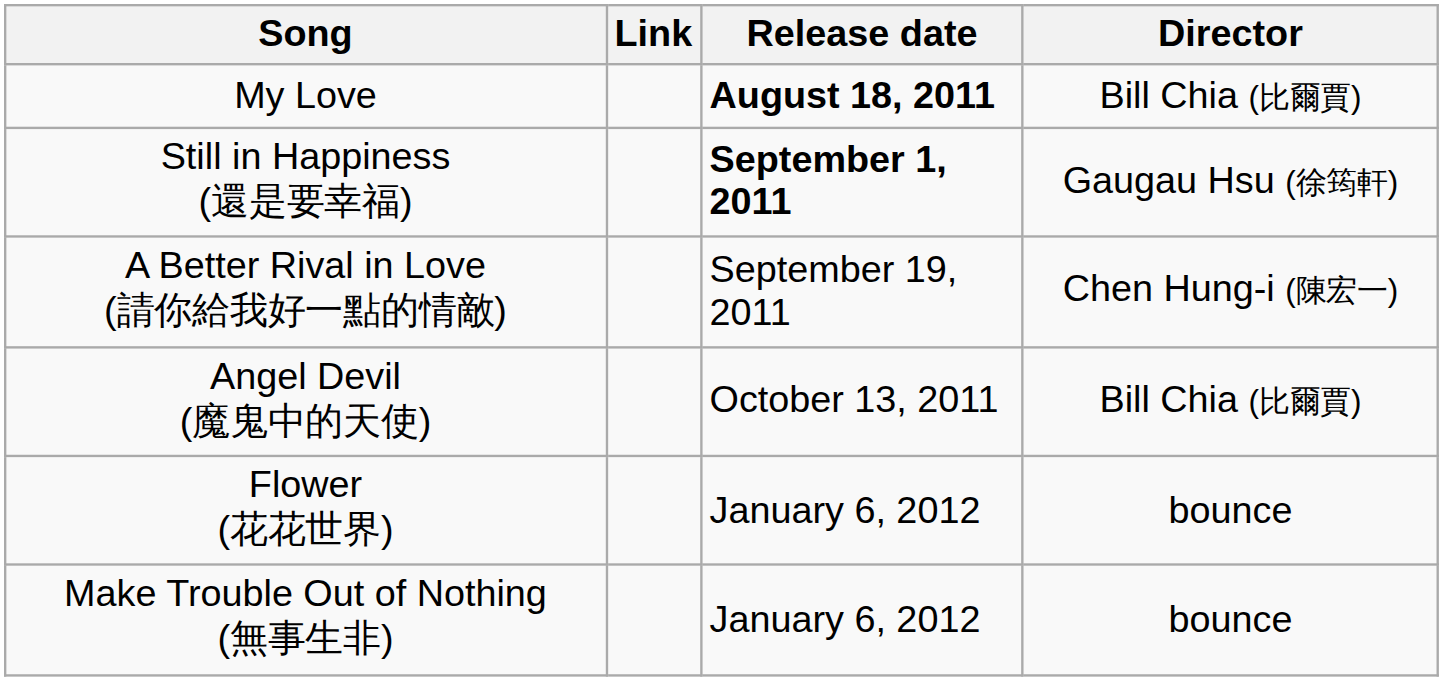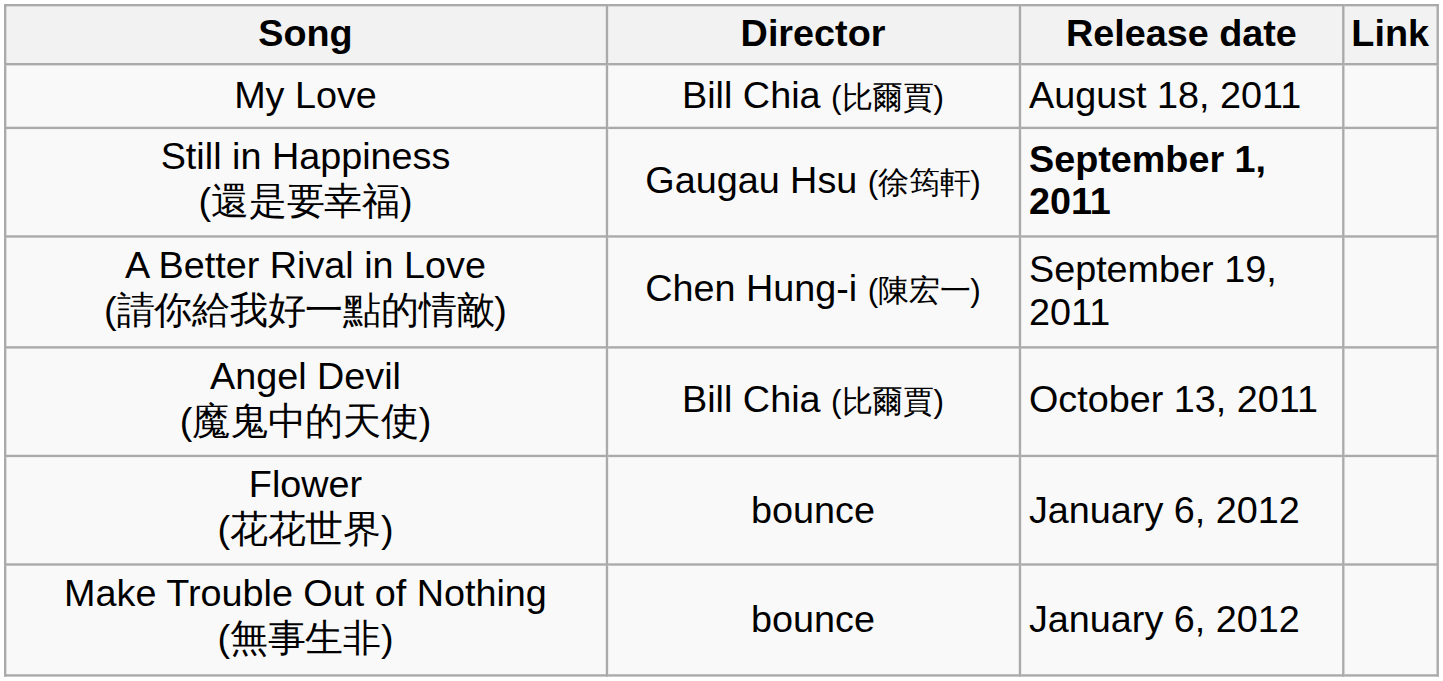columns swapped: (1230, 34) <-> (653, 34)
(852, 95) bold -> (1165, 95) normal
